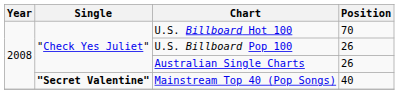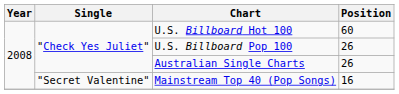(347, 30) 70 -> (347, 30) 60
(93, 81) bold -> (93, 81) normal
(347, 81) 40 -> (347, 81) 16
